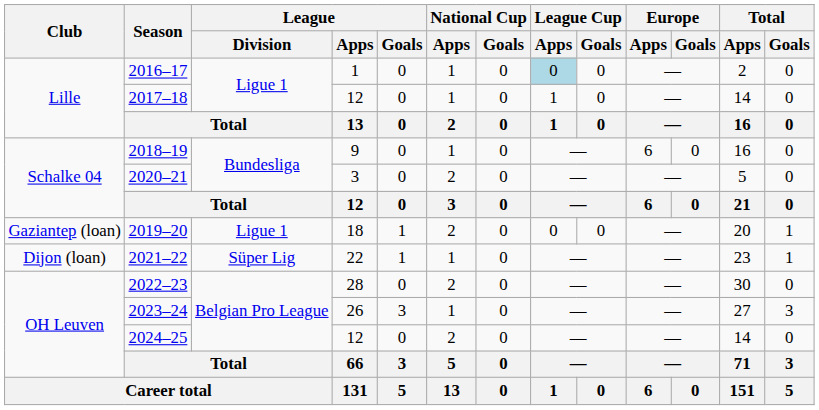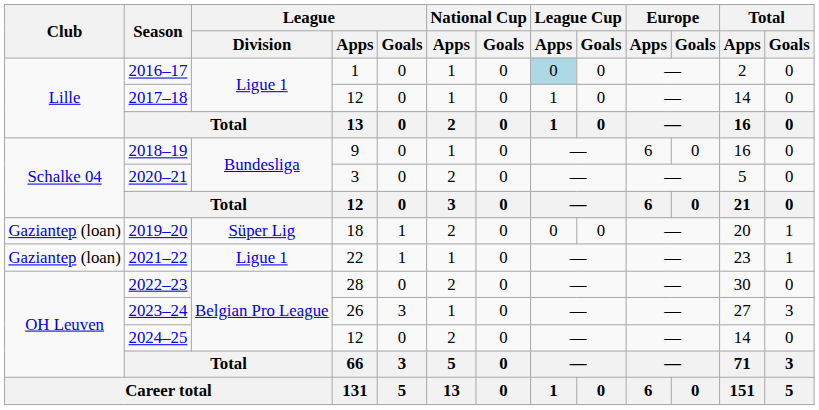(262, 230) Ligue 1 -> (262, 230) Süper Lig
(65, 257) Dijon (loan) -> (65, 257) Gaziantep (loan)
(262, 257) Süper Lig -> (262, 257) Ligue 1
